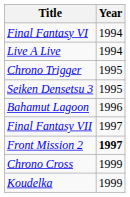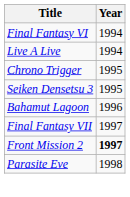+ row: (38, 164)
- row: (40, 164)
- row: (30, 182)
